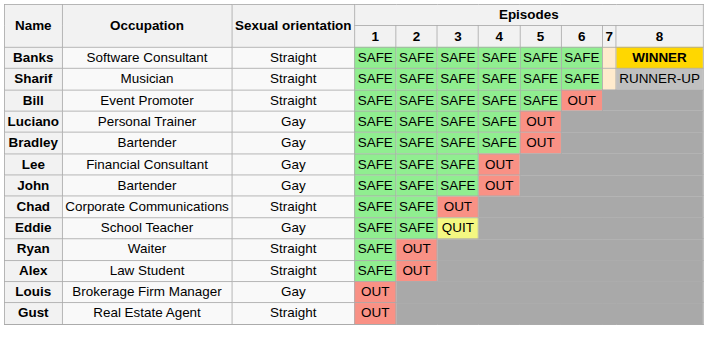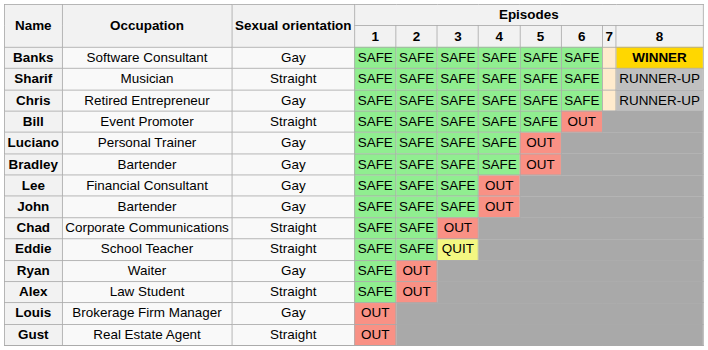(293, 57) Straight -> (293, 57) Gay
+ row: (33, 100)
(293, 228) Gay -> (293, 249) Straight
(293, 249) Straight -> (293, 270) Gay
